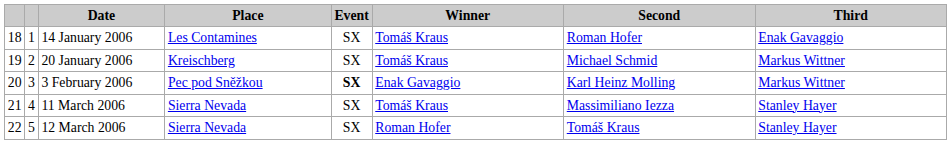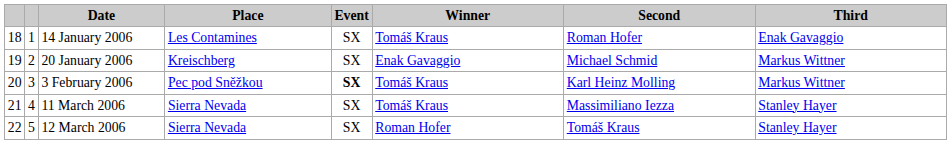(412, 60) Tomáš Kraus -> (418, 60) Enak Gavaggio
(418, 82) Enak Gavaggio -> (412, 82) Tomáš Kraus
